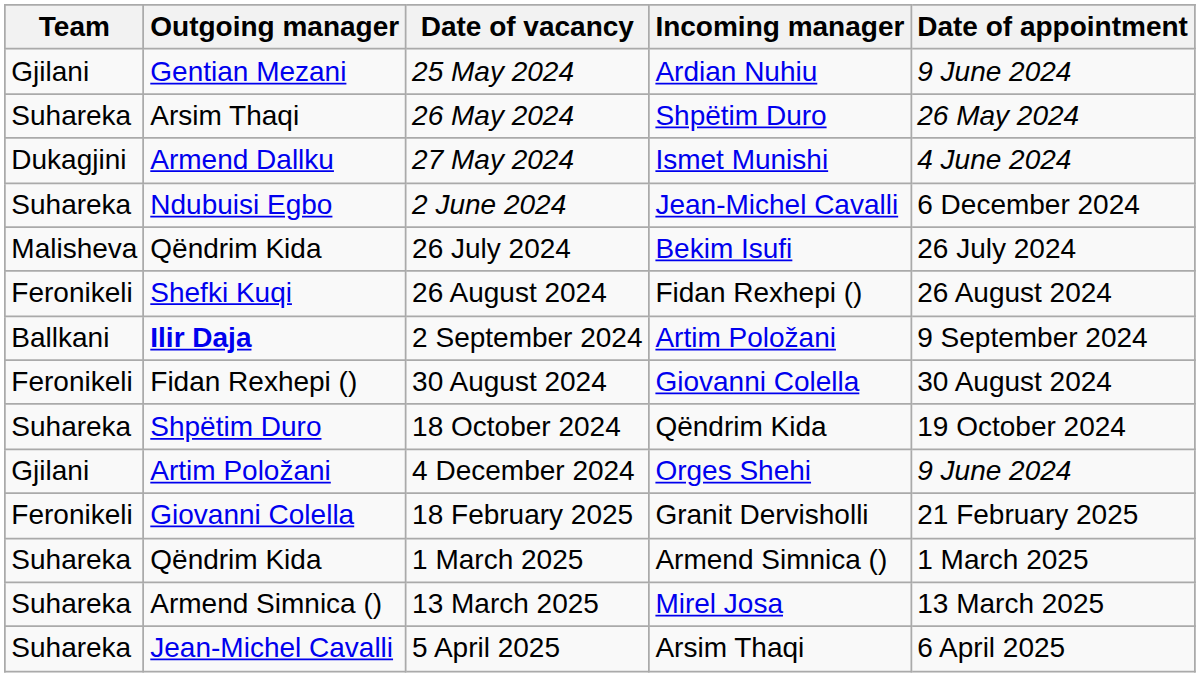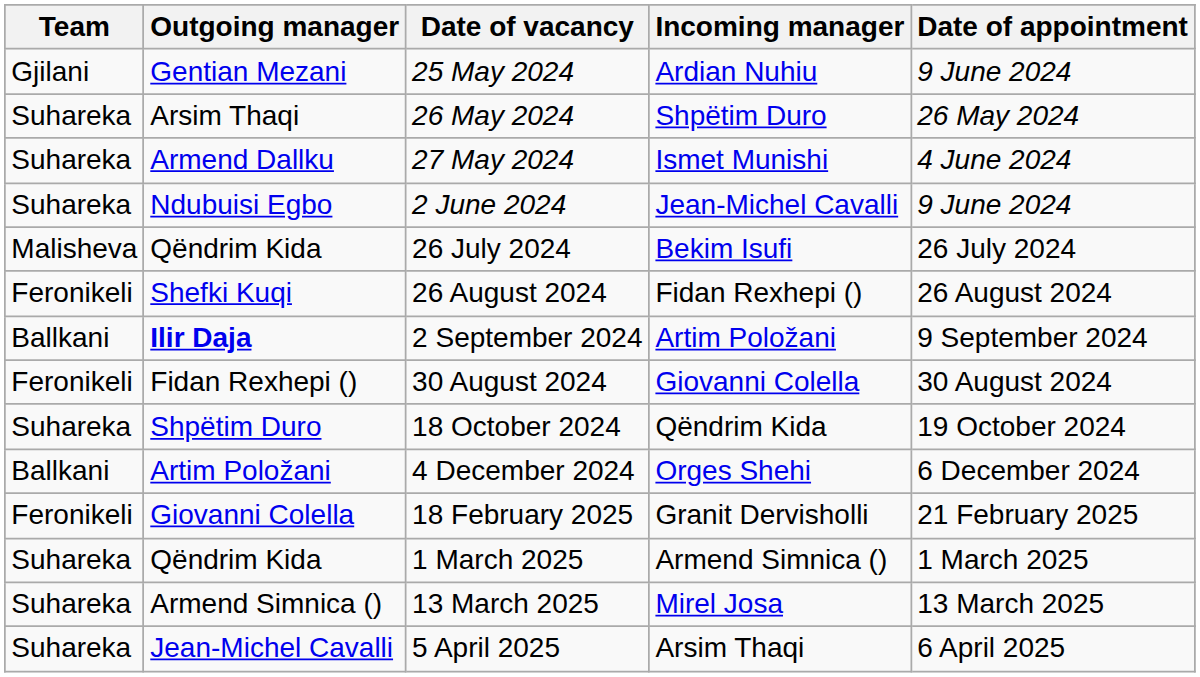(69, 159) Dukagjini -> (71, 159) Suhareka
(1029, 204) 6 December 2024 -> (994, 204) 9 June 2024
(50, 470) Gjilani -> (60, 470) Ballkani
(994, 470) 9 June 2024 -> (1029, 470) 6 December 2024
